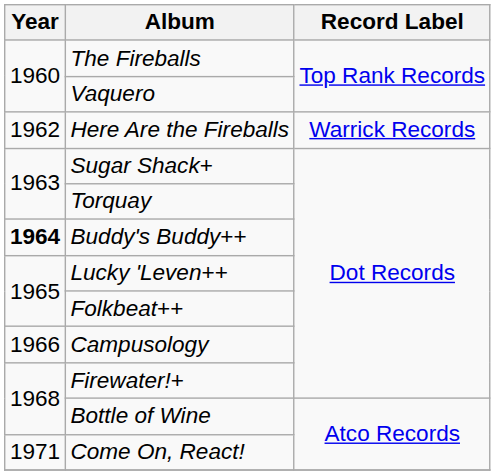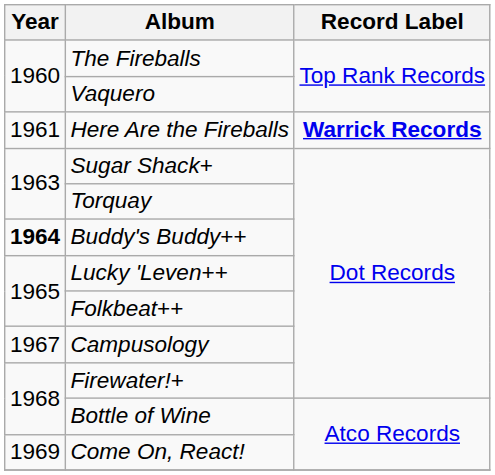(35, 129) 1962 -> (35, 129) 1961
(392, 129) normal -> (392, 129) bold
(35, 344) 1966 -> (35, 344) 1967
(35, 451) 1971 -> (35, 451) 1969
